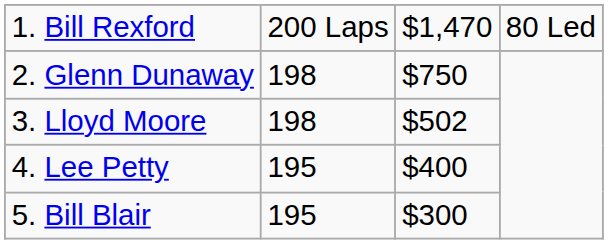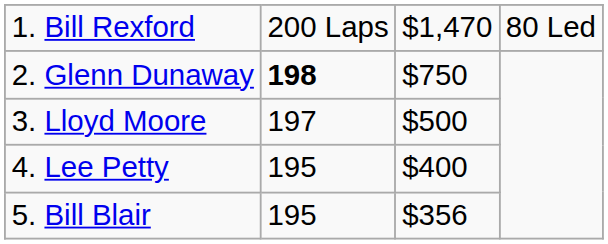(292, 74) normal -> (292, 74) bold
(292, 121) 198 -> (292, 121) 197
(435, 121) $502 -> (435, 121) $500
(435, 214) $300 -> (435, 214) $356
